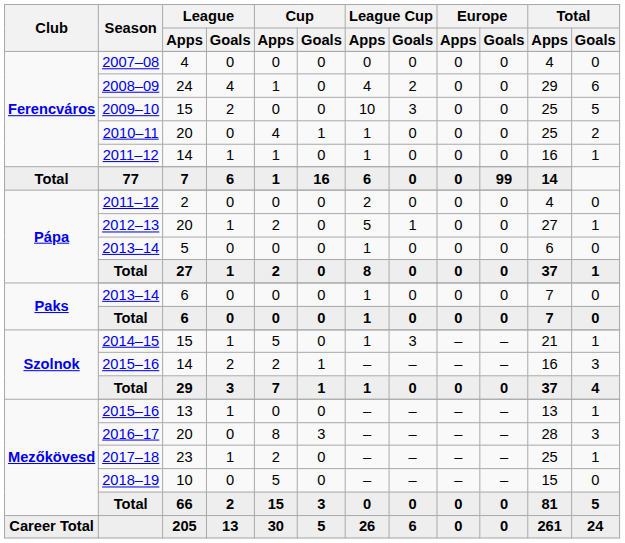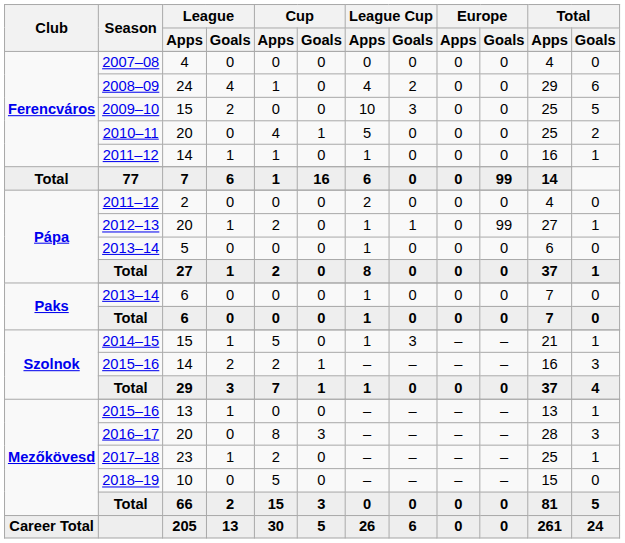(367, 133) 1 -> (367, 133) 5
(367, 225) 5 -> (367, 225) 1
(504, 225) 0 -> (504, 225) 99
